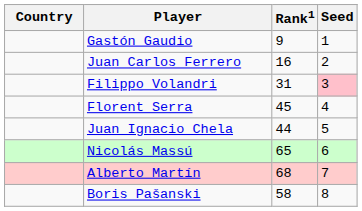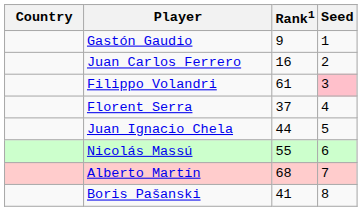(284, 85) 31 -> (284, 85) 61
(284, 107) 45 -> (284, 107) 37
(284, 151) 65 -> (284, 151) 55
(284, 195) 58 -> (284, 195) 41
